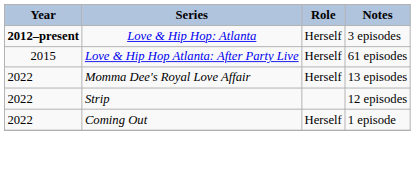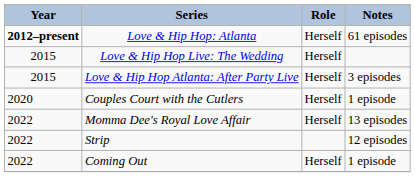(374, 36) 3 episodes -> (378, 36) 61 episodes
+ row: (192, 57)
(378, 57) 61 episodes -> (374, 78) 3 episodes
+ row: (164, 98)
